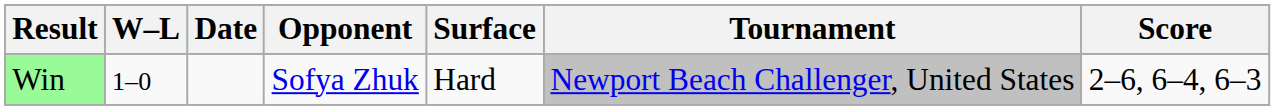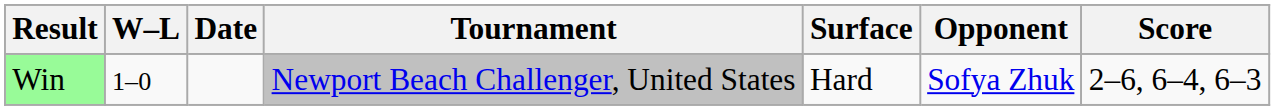columns swapped: (812, 29) <-> (345, 29)
